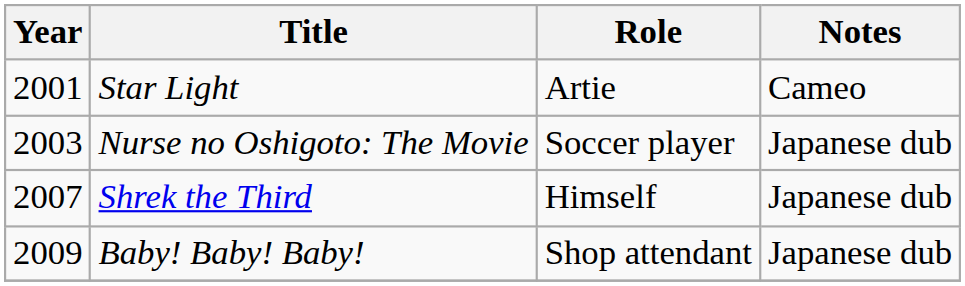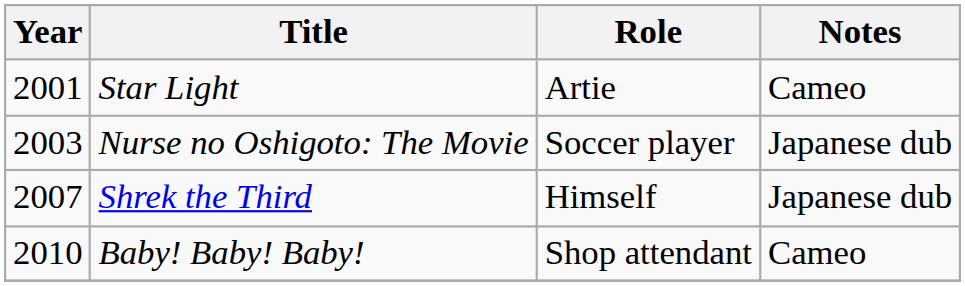(48, 252) 2009 -> (48, 252) 2010
(860, 252) Japanese dub -> (817, 252) Cameo
